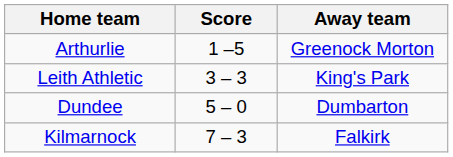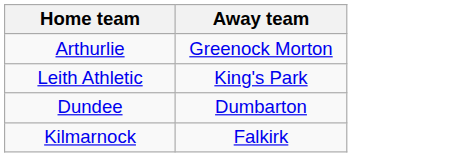- column: (226, 19)
